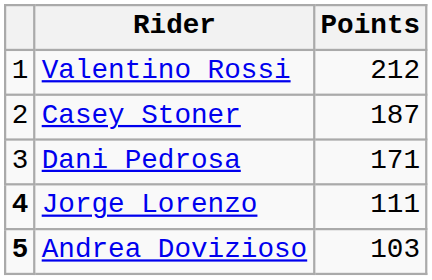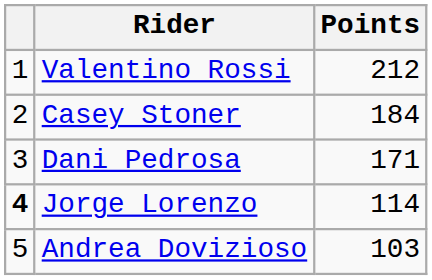(395, 117) 187 -> (395, 117) 184
(395, 206) 111 -> (395, 206) 114
(20, 251) bold -> (20, 251) normal
